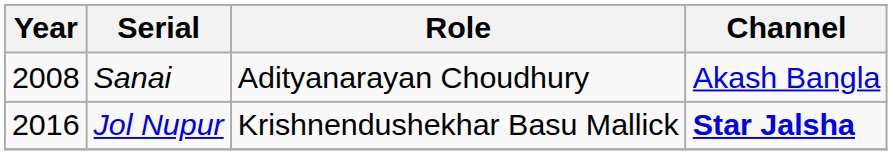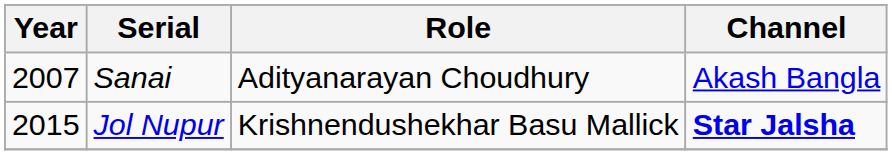(46, 76) 2008 -> (46, 76) 2007
(46, 125) 2016 -> (46, 125) 2015
